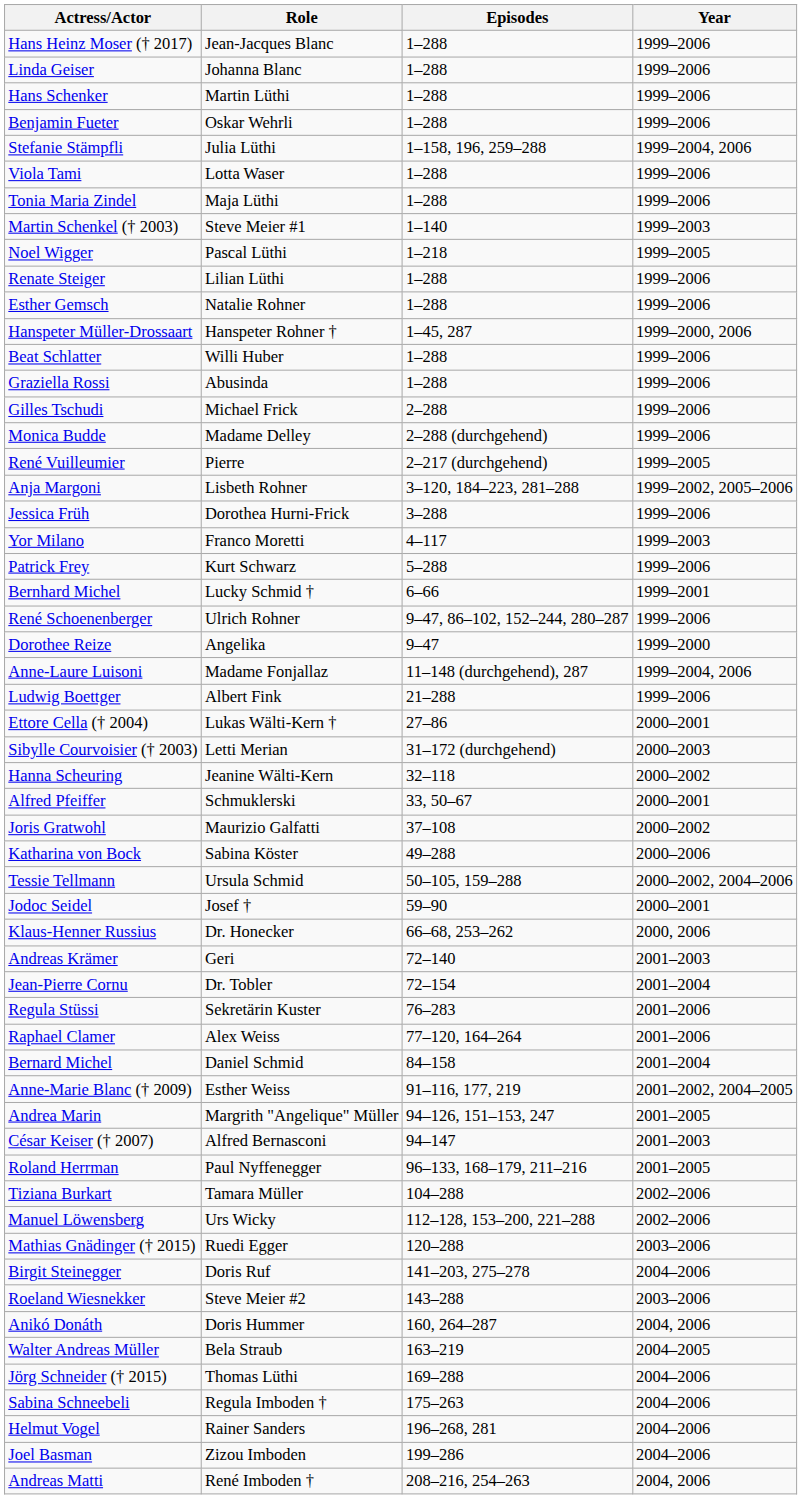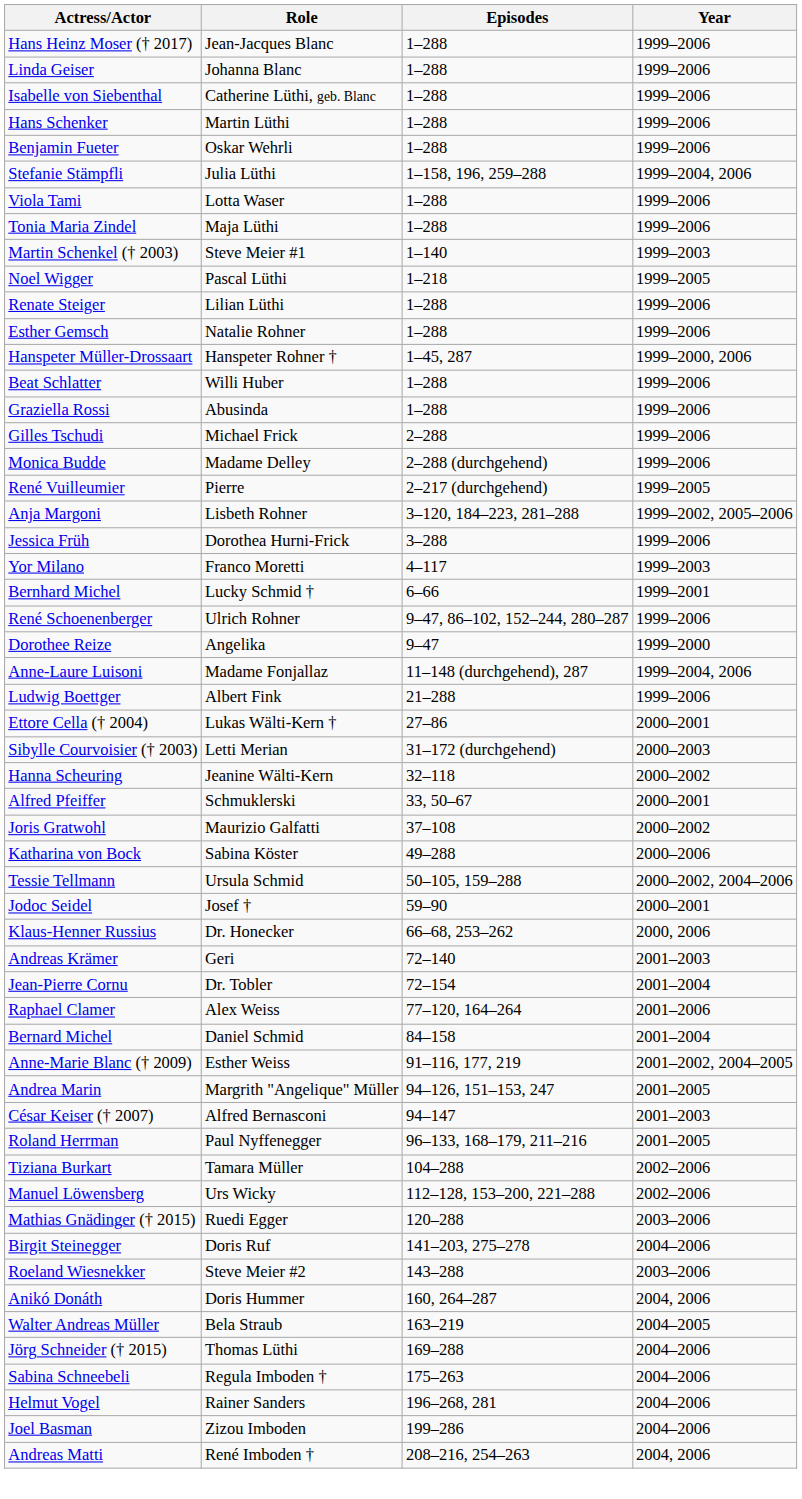+ row: (85, 95)
- row: (49, 566)
- row: (53, 1010)
